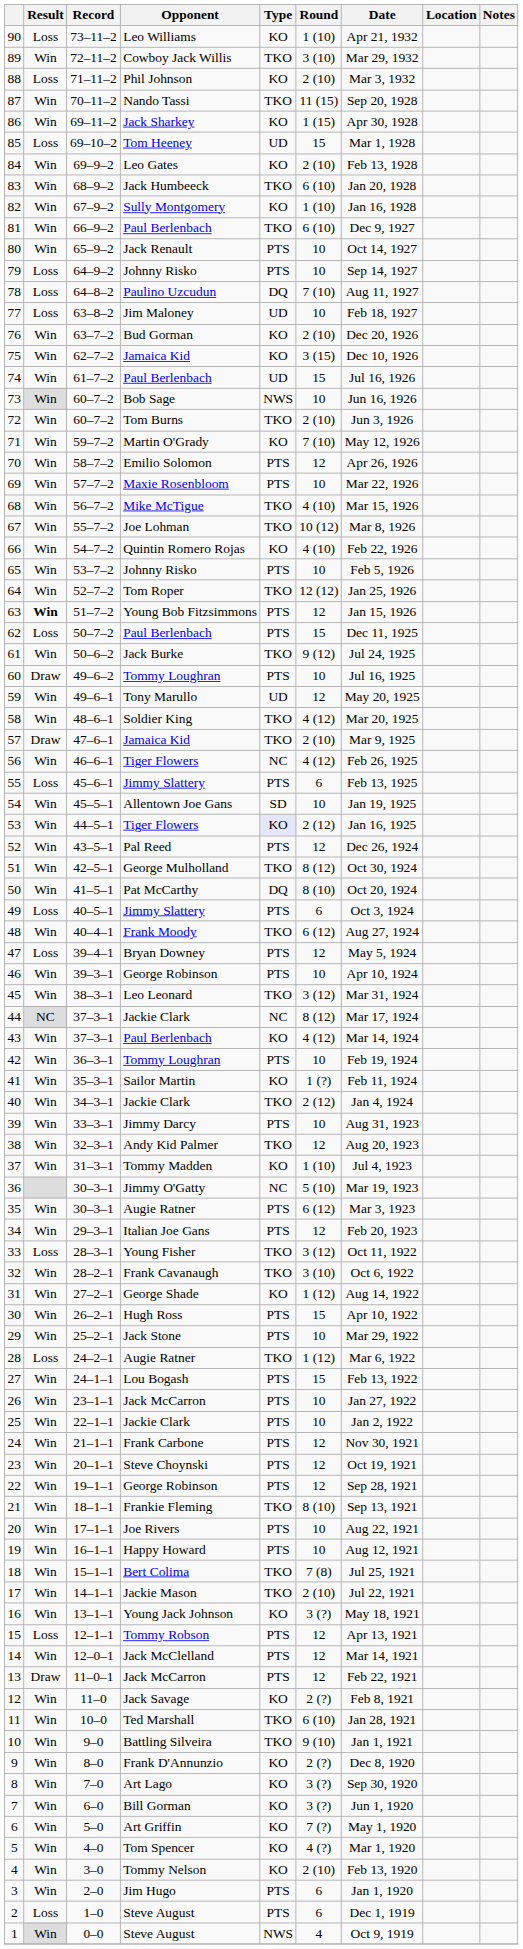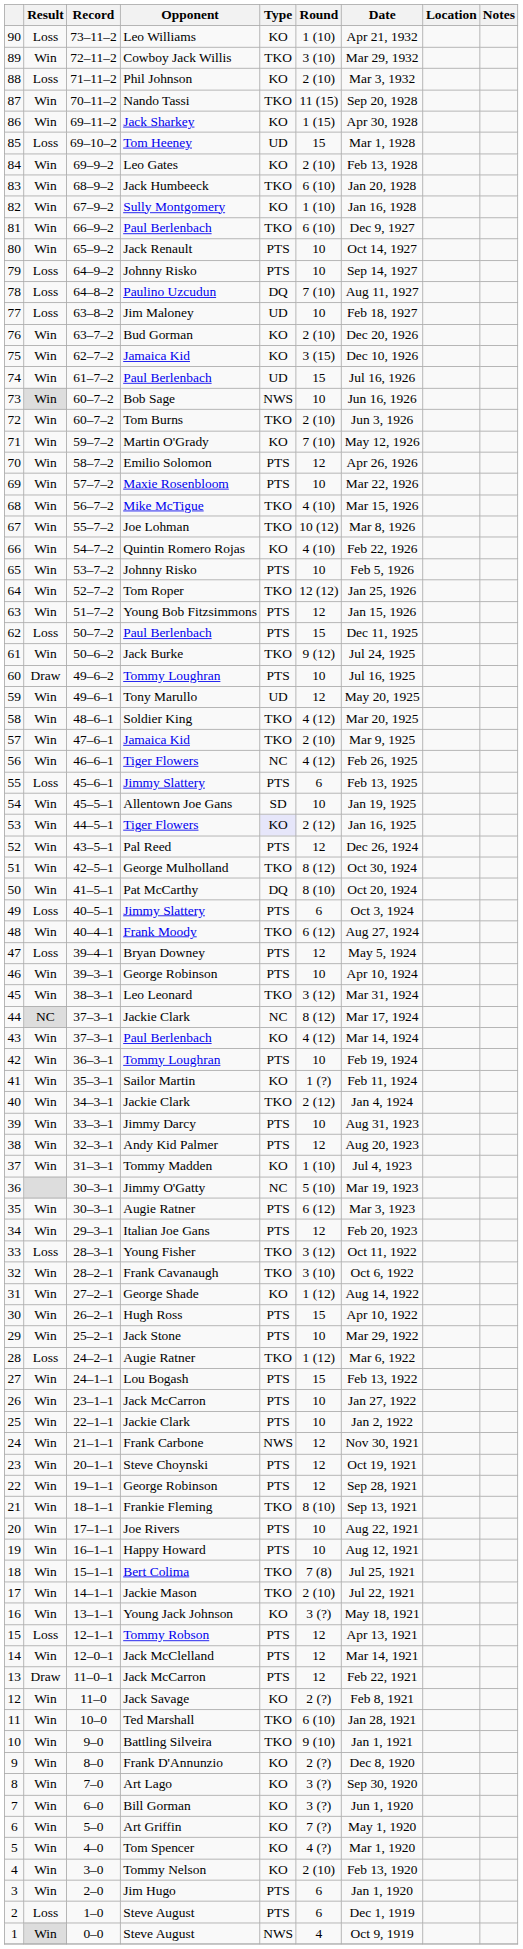(45, 611) bold -> (45, 611) normal
(45, 739) Draw -> (45, 739) Win
(278, 1144) TKO -> (278, 1144) PTS
(278, 1443) PTS -> (278, 1443) NWS
